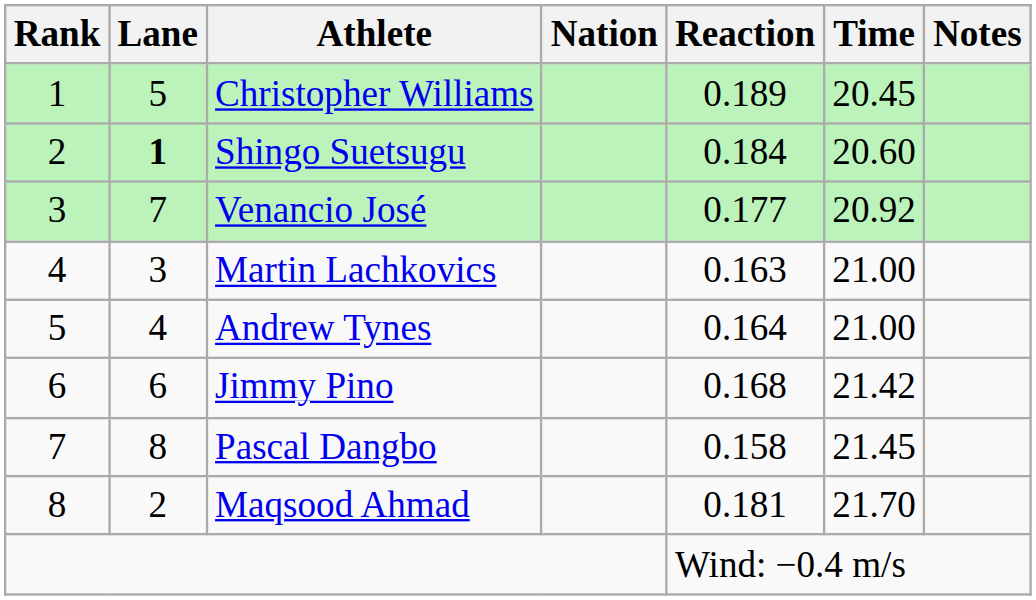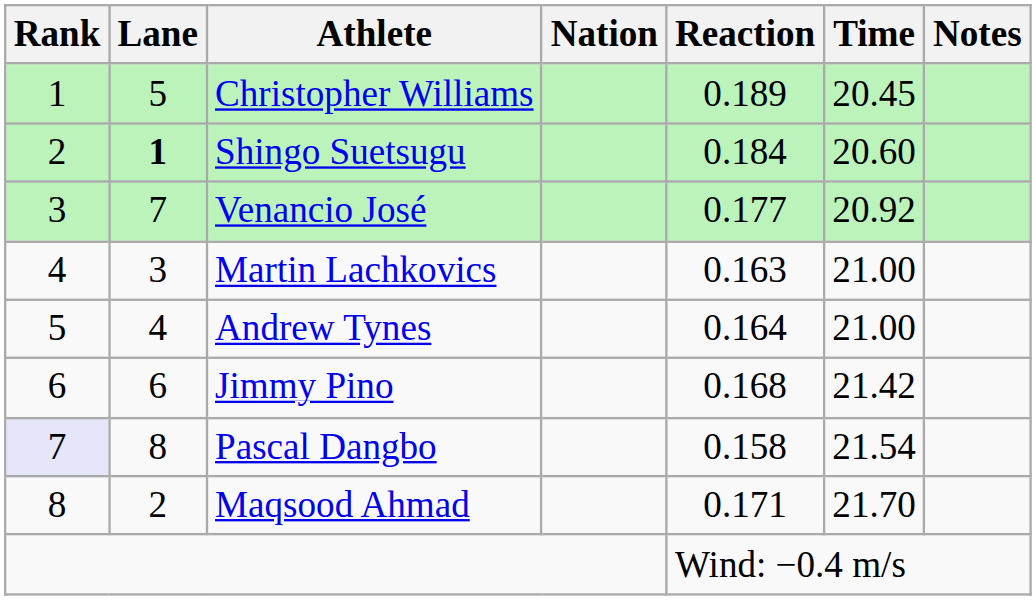(57, 446) no background -> (57, 446) lavender background
(874, 446) 21.45 -> (874, 446) 21.54
(745, 504) 0.181 -> (745, 504) 0.171
